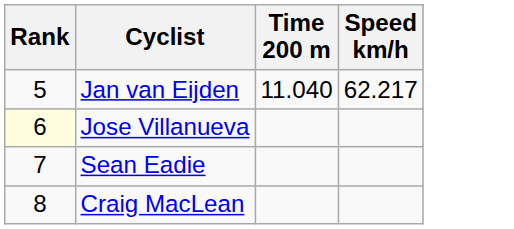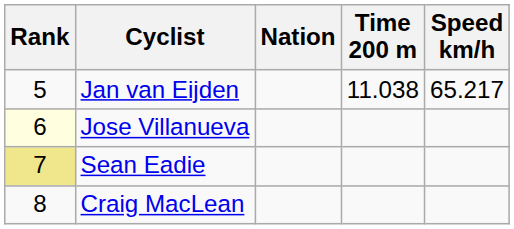+ column: (298, 37)
(297, 89) 11.040 -> (383, 89) 11.038
(381, 89) 62.217 -> (467, 89) 65.217
(40, 165) no background -> (40, 165) khaki background
